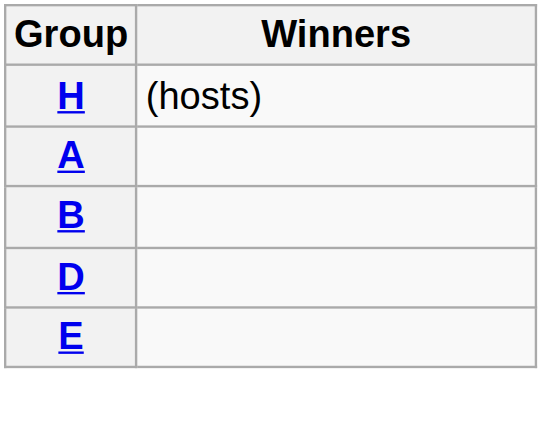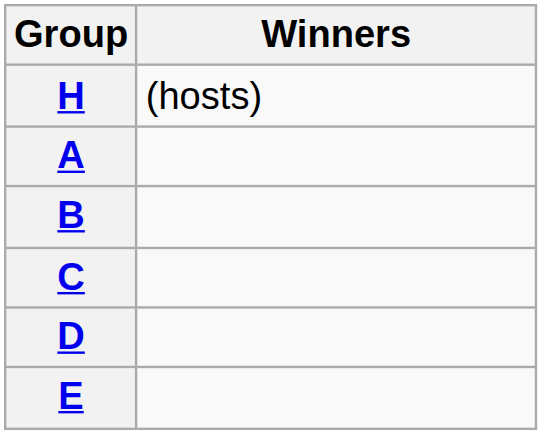+ row: (71, 276)
